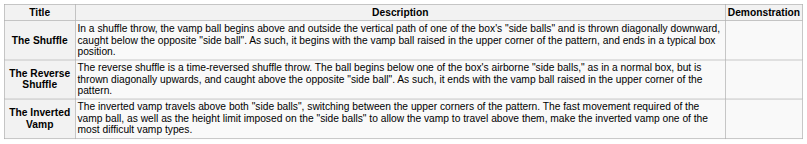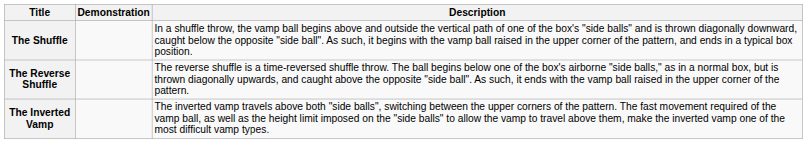columns swapped: (400, 12) <-> (764, 12)
